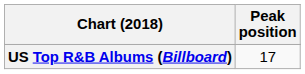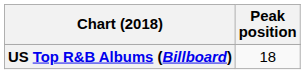(268, 56) 17 -> (268, 56) 18
